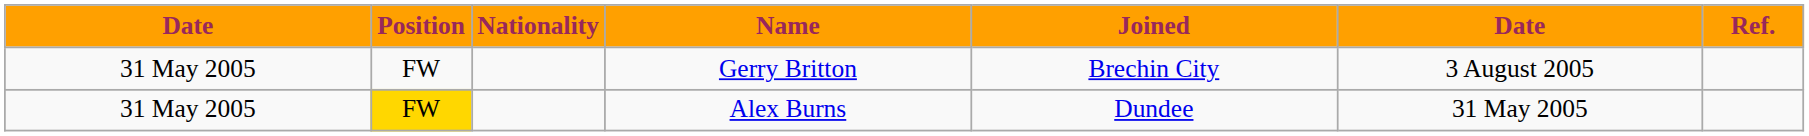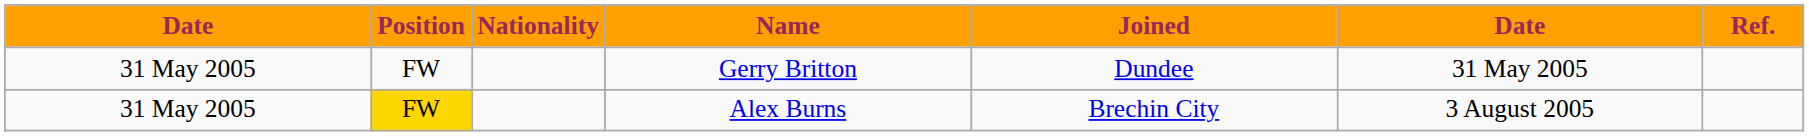(1154, 67) Brechin City -> (1154, 67) Dundee
(1520, 67) 3 August 2005 -> (1520, 67) 31 May 2005
(1154, 109) Dundee -> (1154, 109) Brechin City
(1520, 109) 31 May 2005 -> (1520, 109) 3 August 2005
